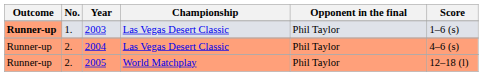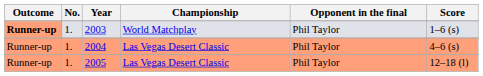(176, 29) Las Vegas Desert Classic -> (160, 29) World Matchplay
(68, 46) 2. -> (68, 46) 1.
(68, 63) 2. -> (68, 63) 1.
(160, 63) World Matchplay -> (176, 63) Las Vegas Desert Classic
